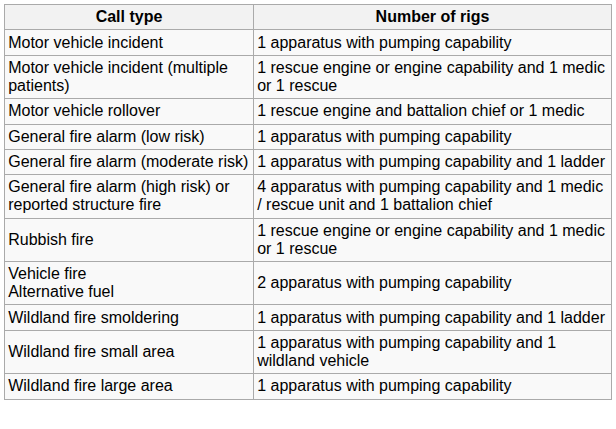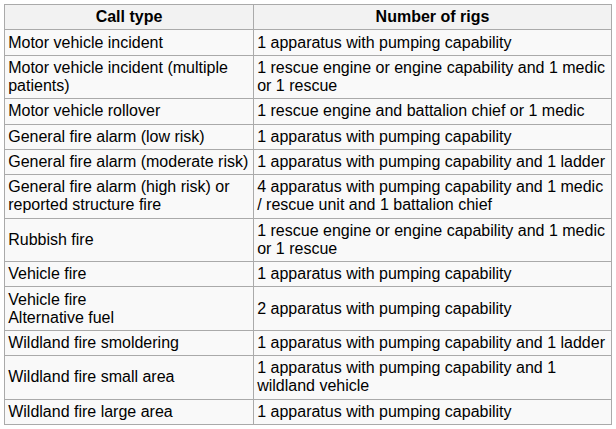+ row: (47, 274)
